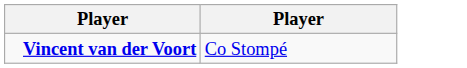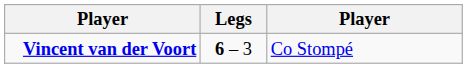+ column: (233, 19)
